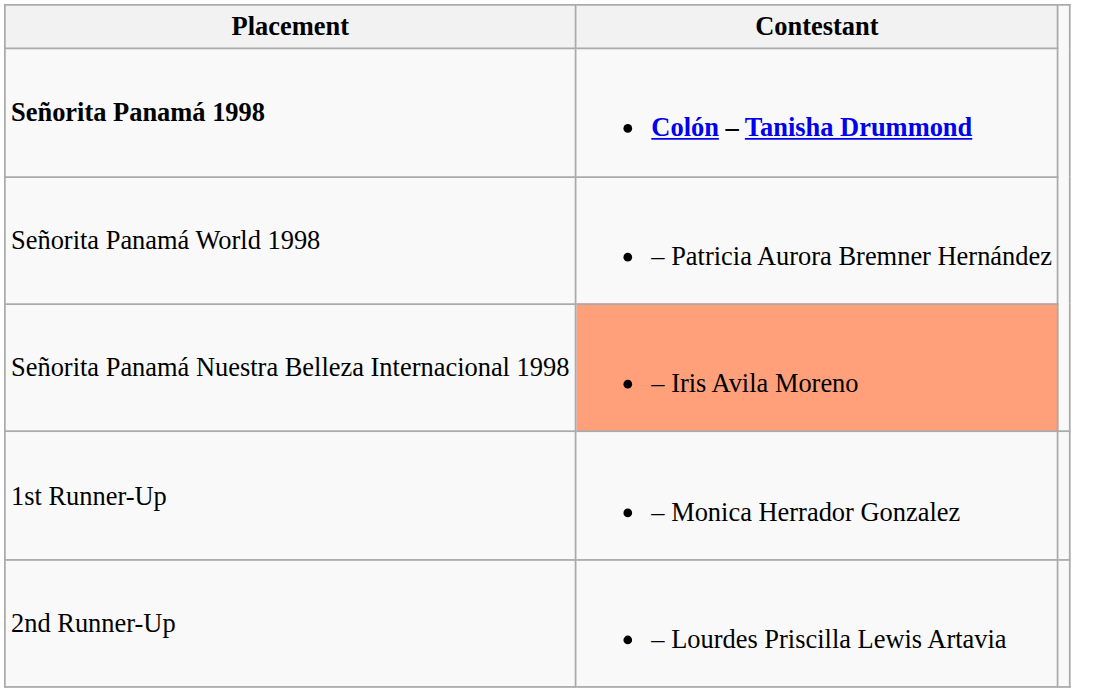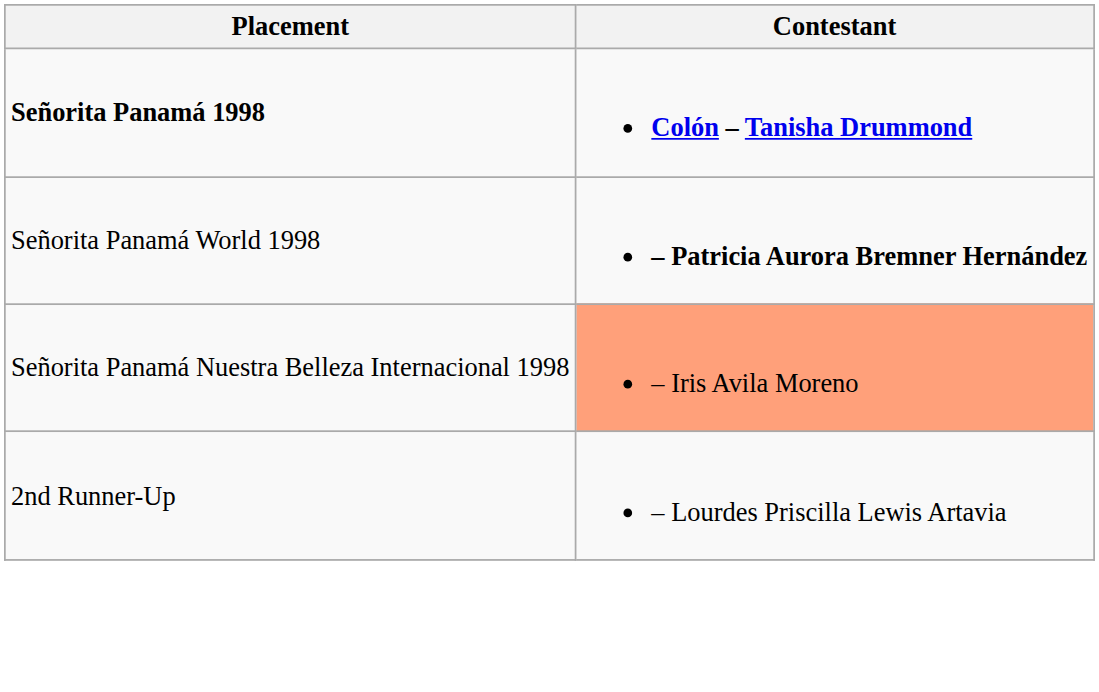(817, 256) normal -> (835, 256) bold
- row: (89, 495)
